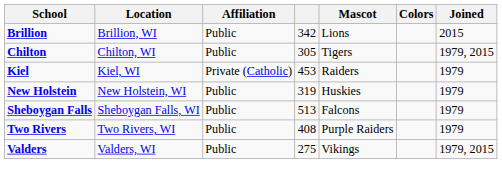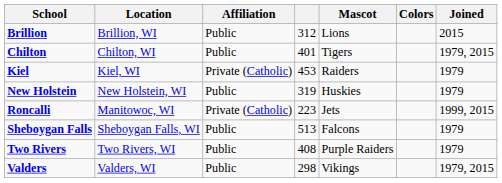(307, 33) 342 -> (307, 33) 312
(307, 52) 305 -> (307, 52) 401
+ row: (29, 110)
(307, 149) 275 -> (307, 168) 298
